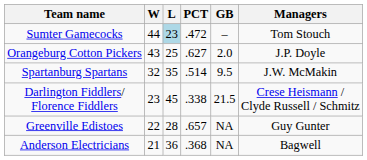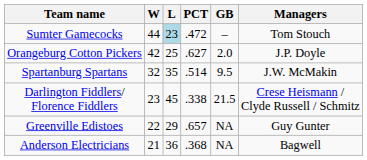(154, 53) 43 -> (154, 53) 42
(172, 125) 28 -> (172, 125) 29
